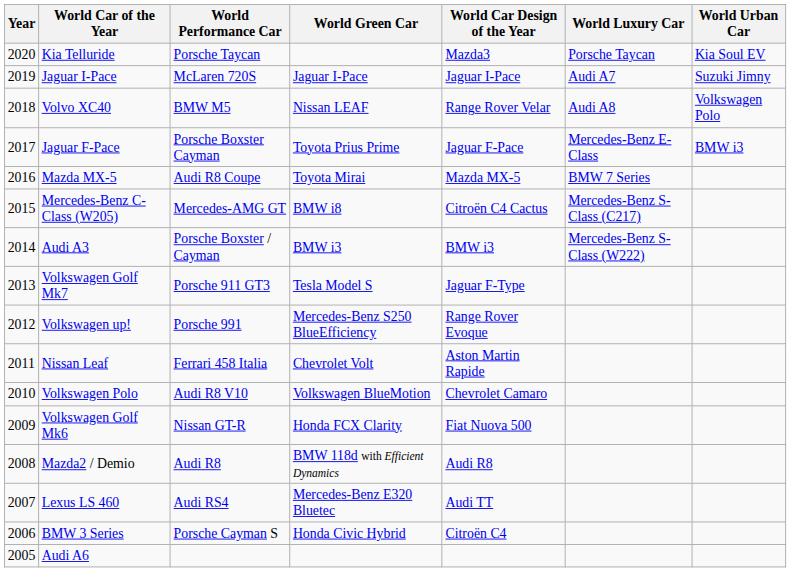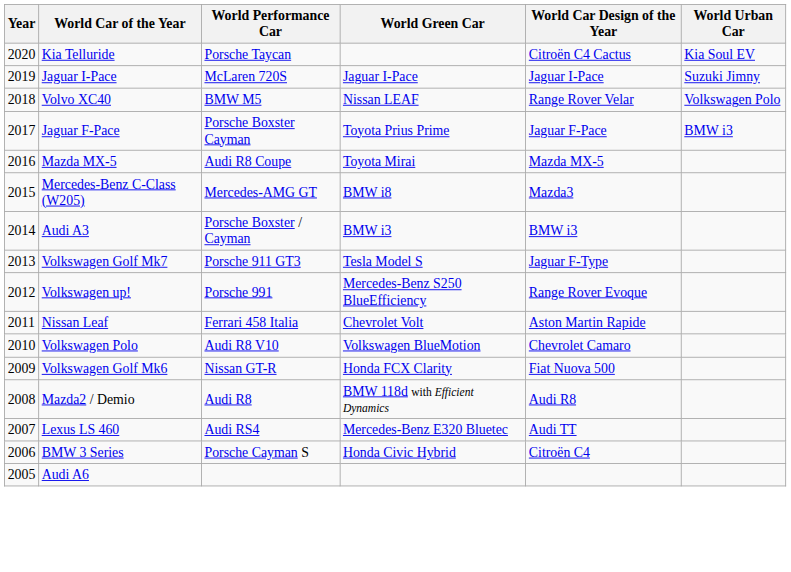- column: (628, 24)
(468, 54) Mazda3 -> (580, 54) Citroën C4 Cactus
(497, 208) Citroën C4 Cactus -> (551, 192) Mazda3
